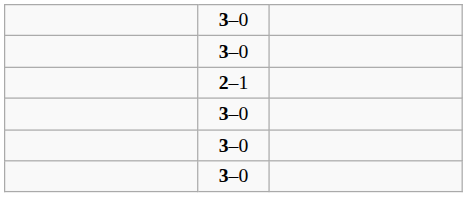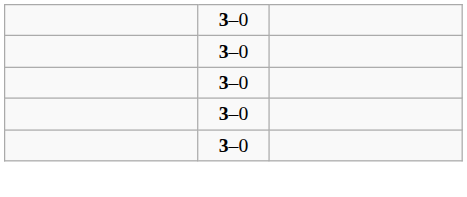- row: (101, 83)
